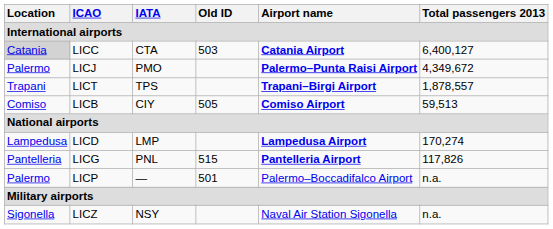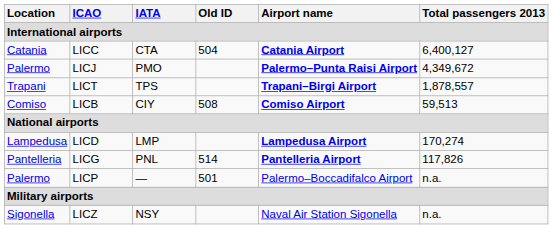(27, 50) lightgrey background -> (27, 50) no background
(208, 50) 503 -> (208, 50) 504
(208, 104) 505 -> (208, 104) 508
(208, 159) 515 -> (208, 159) 514
